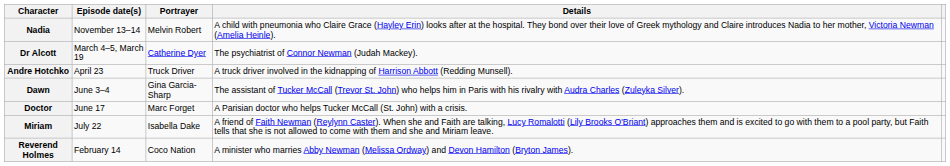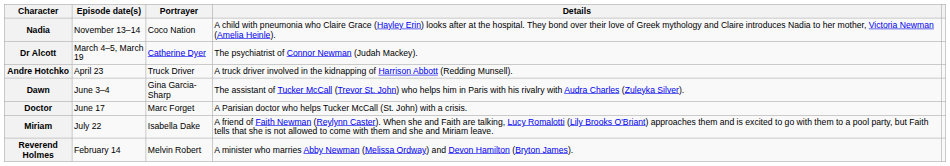(174, 30) Melvin Robert -> (172, 30) Coco Nation
(172, 150) Coco Nation -> (174, 150) Melvin Robert
